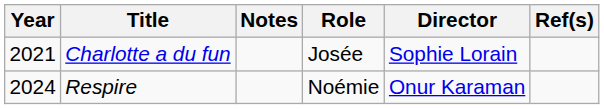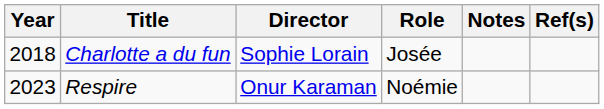columns swapped: (457, 20) <-> (269, 20)
(33, 53) 2021 -> (33, 53) 2018
(33, 86) 2024 -> (33, 86) 2023
